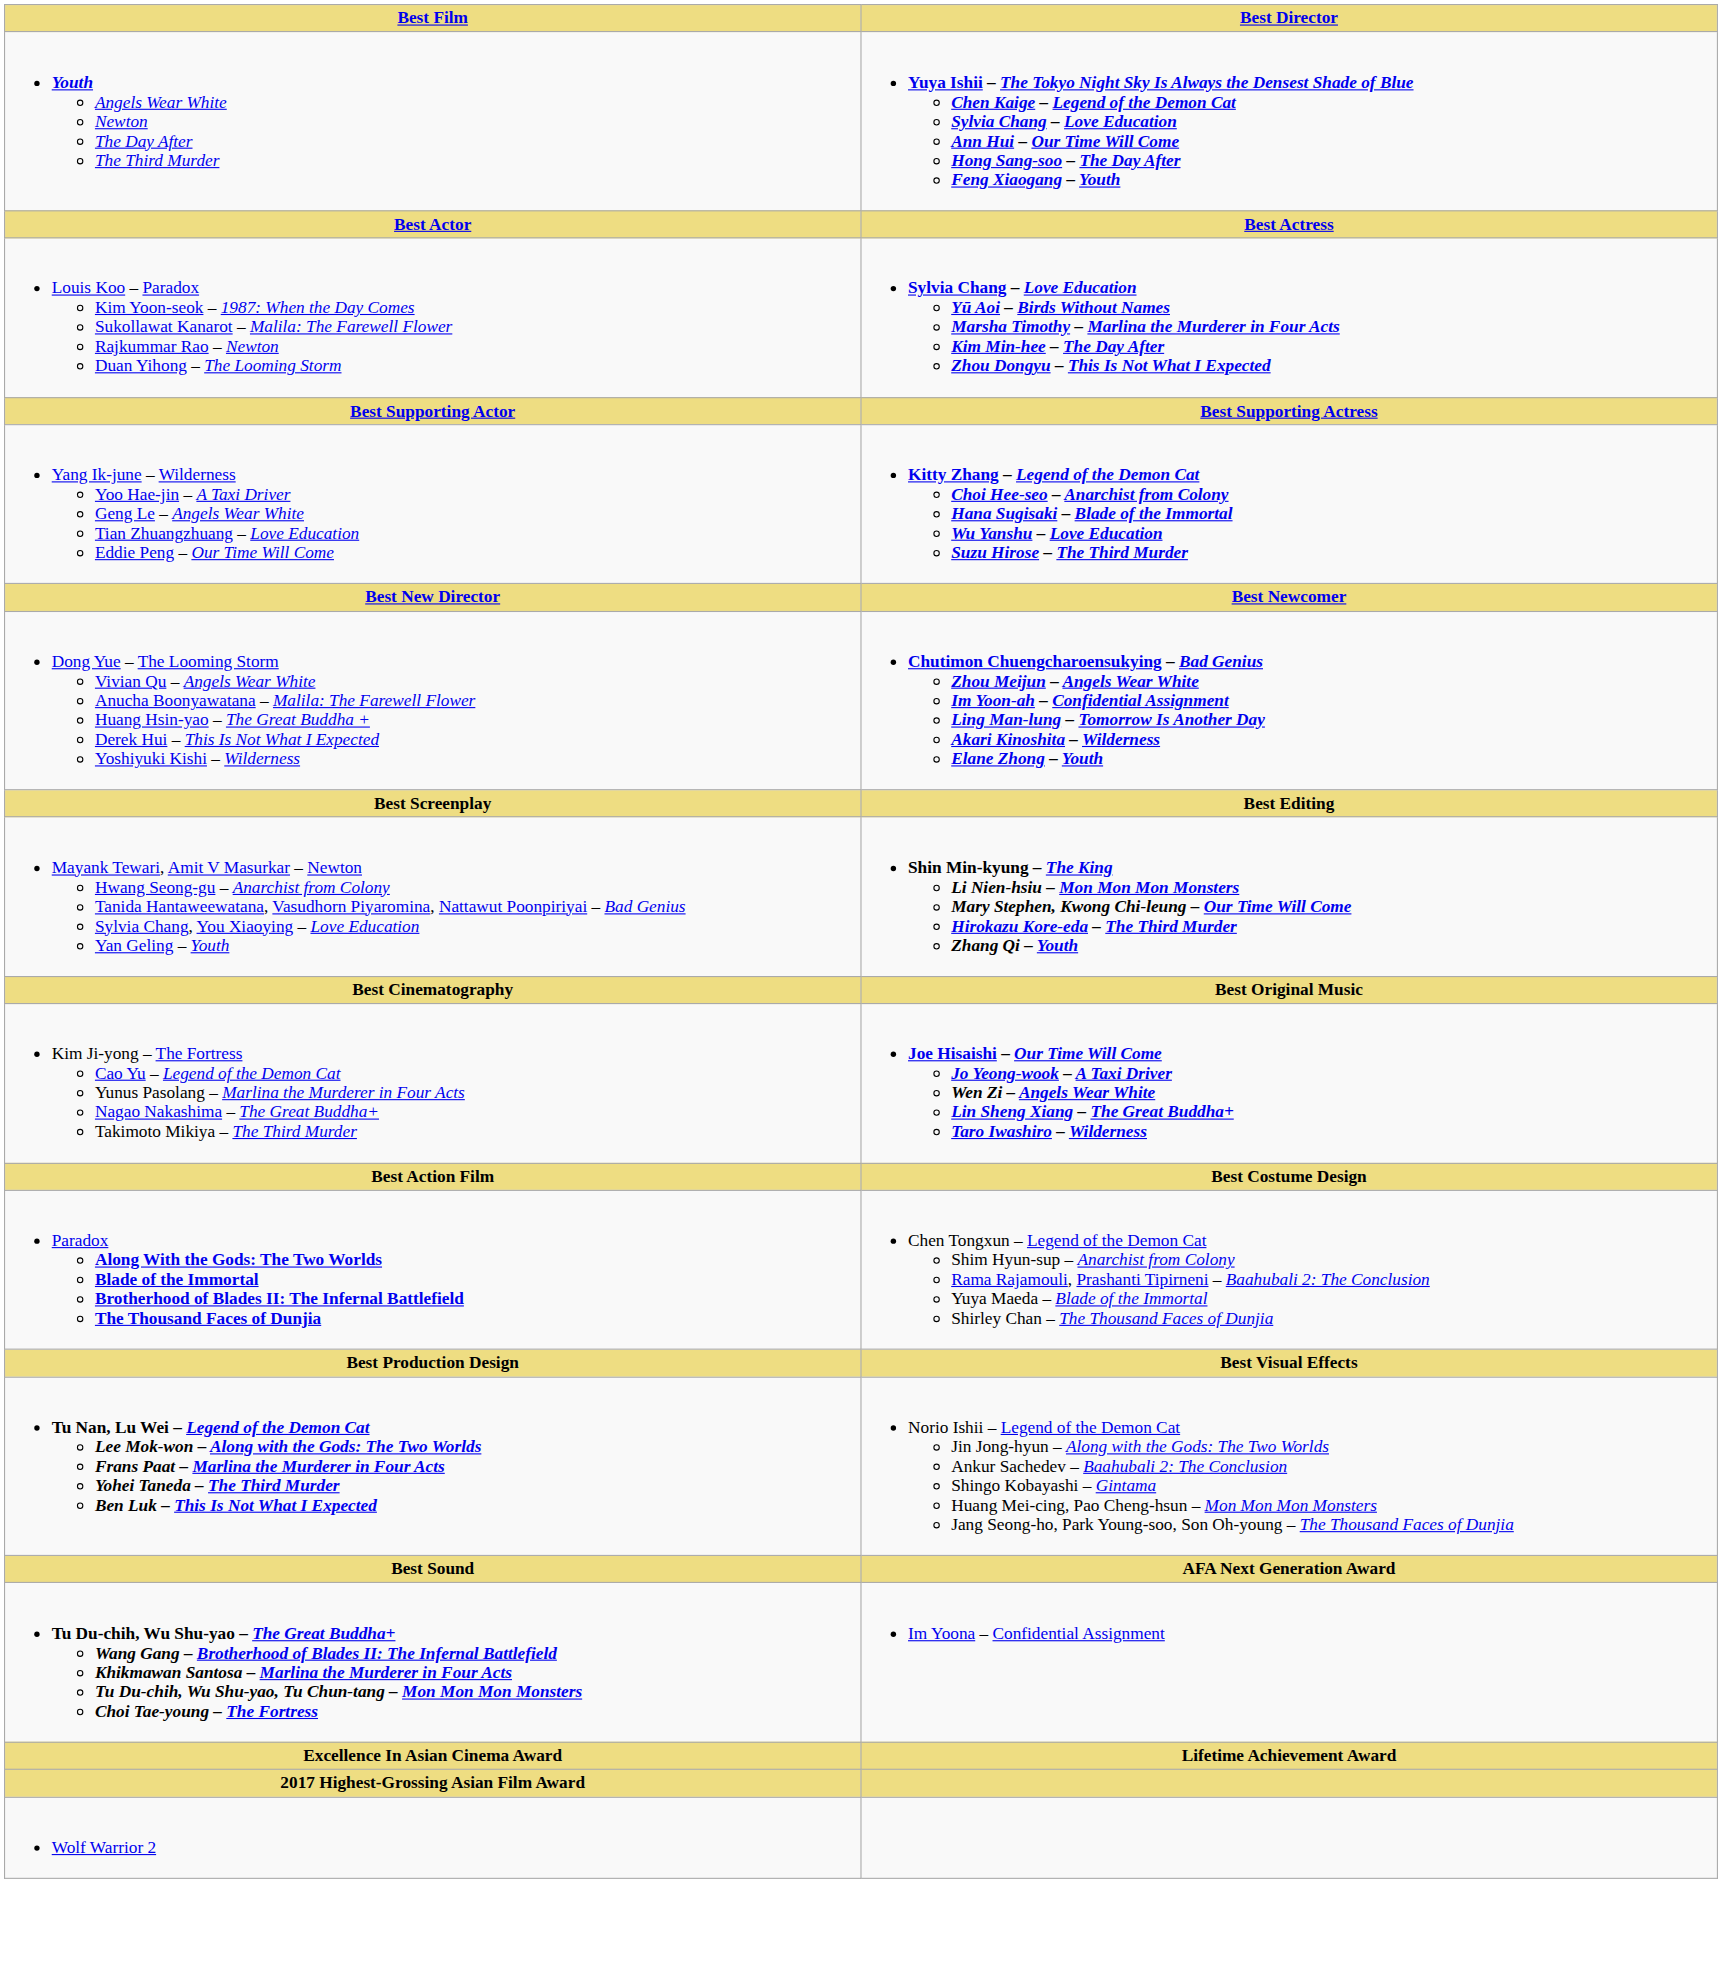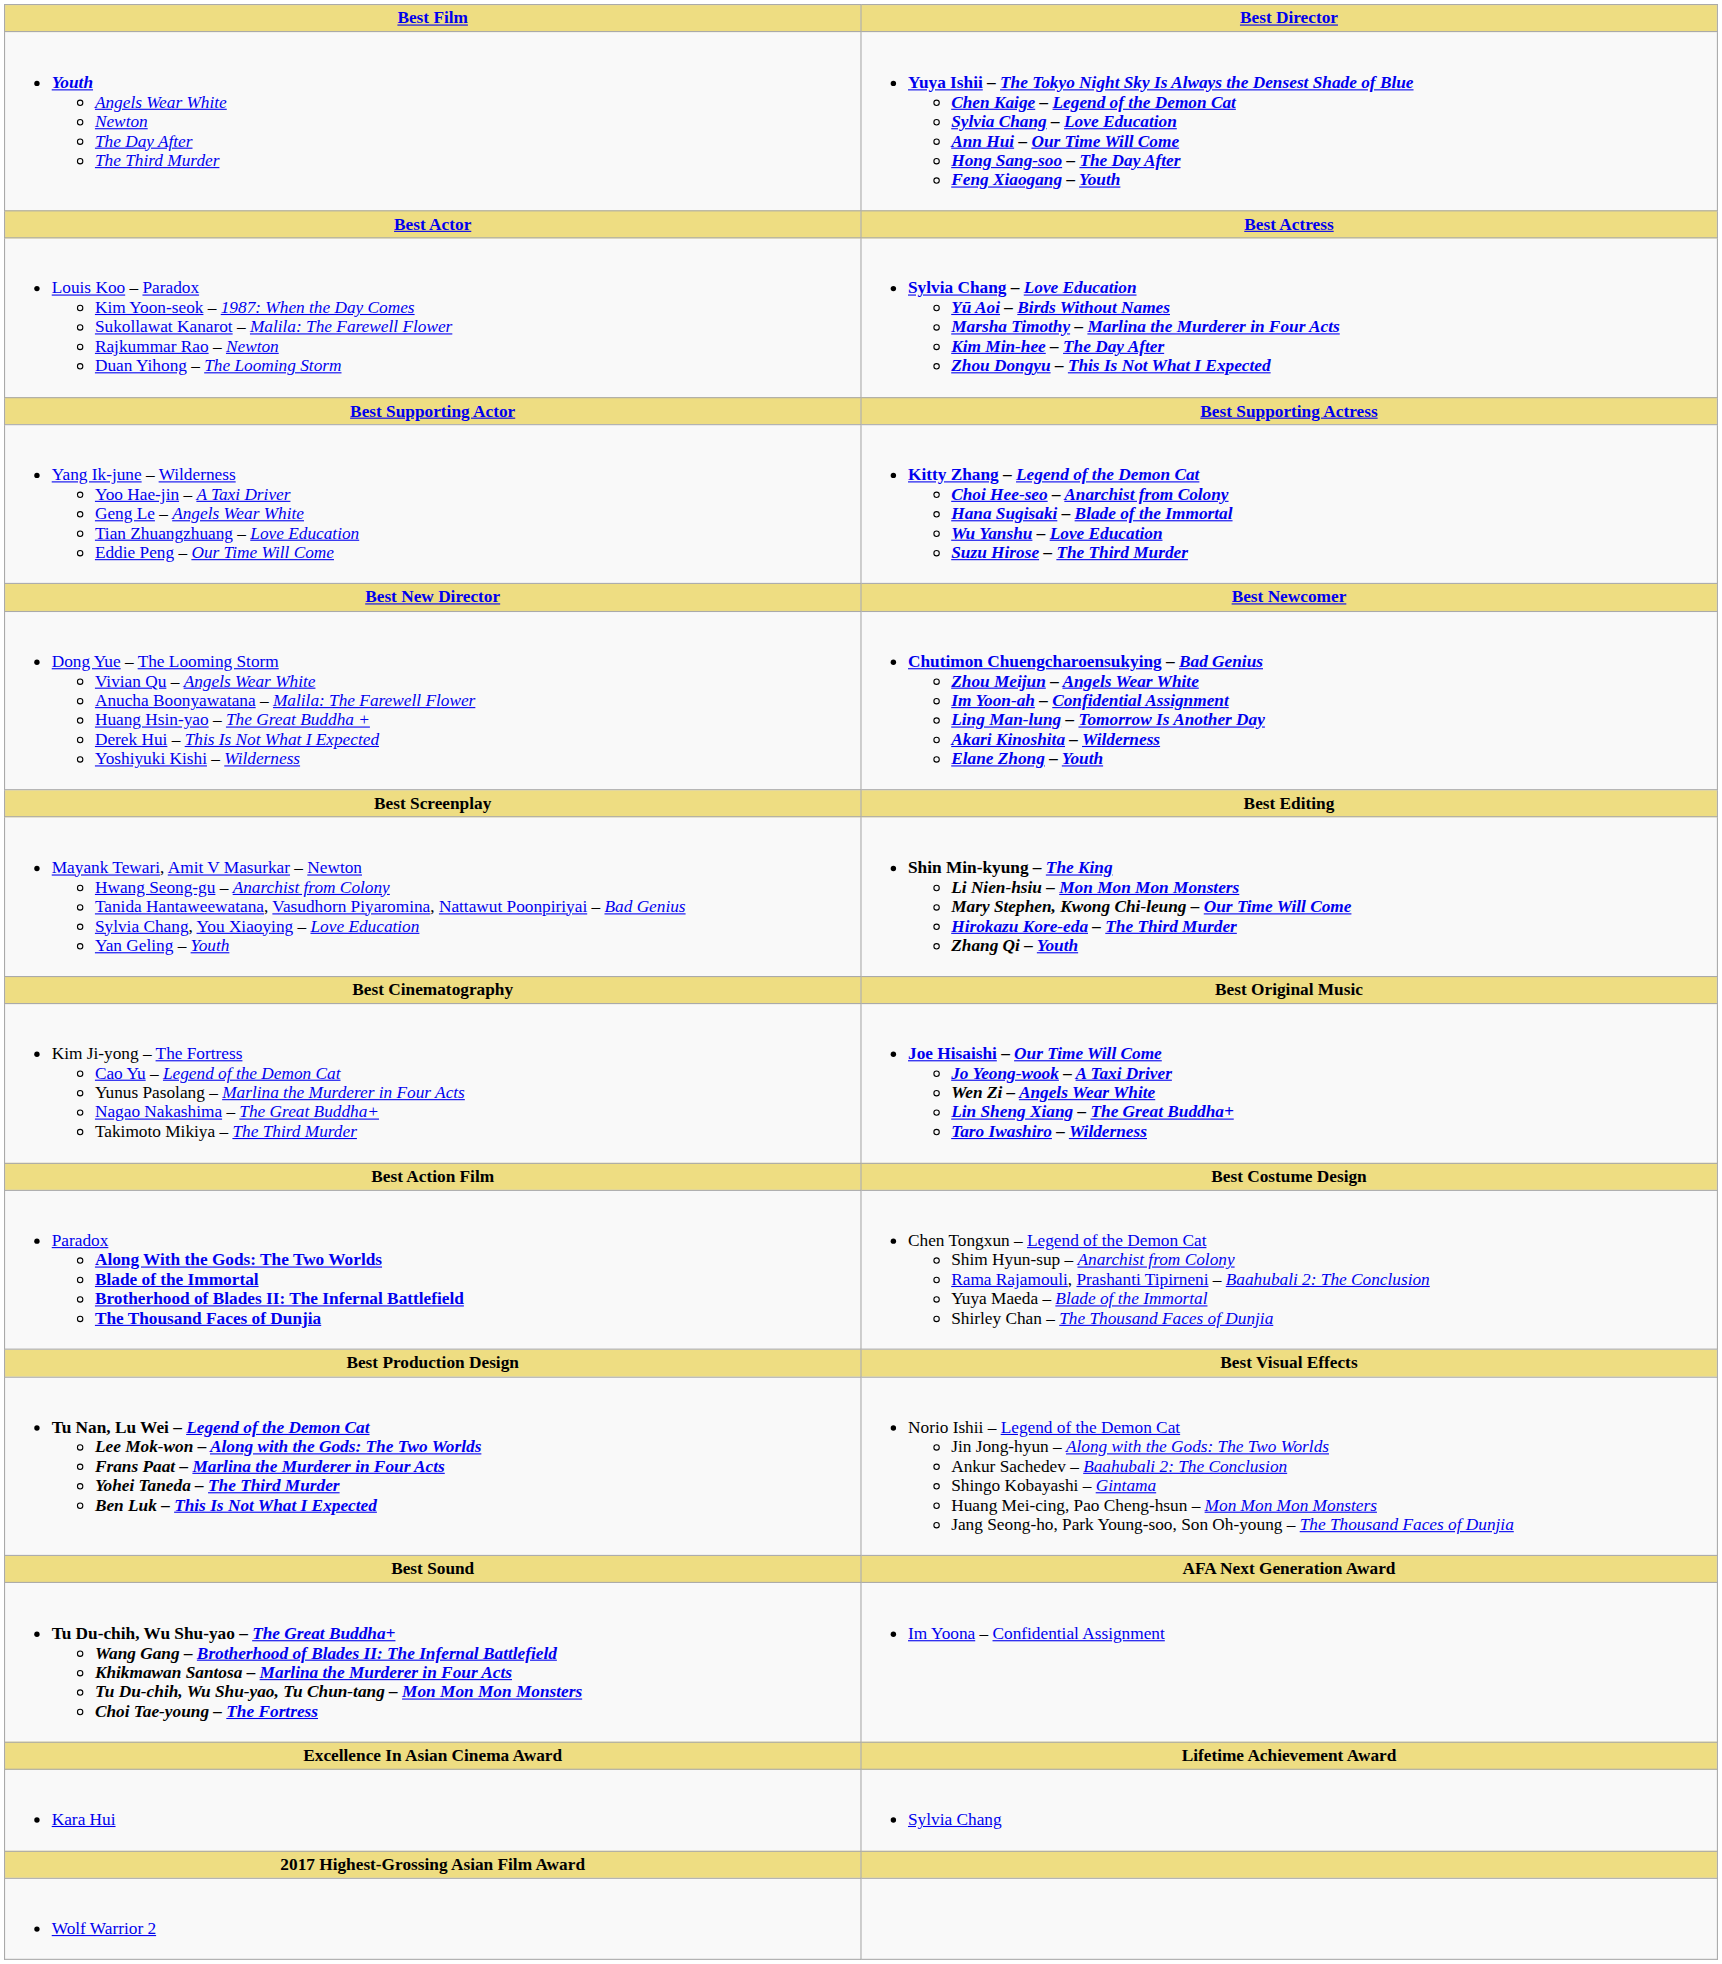+ row: (433, 1820)
